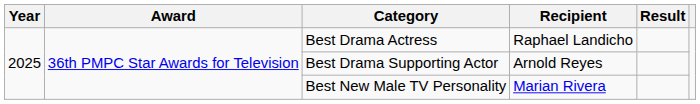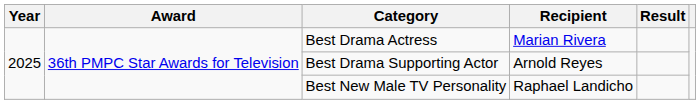(573, 39) Raphael Landicho -> (559, 39) Marian Rivera
(559, 87) Marian Rivera -> (573, 87) Raphael Landicho
